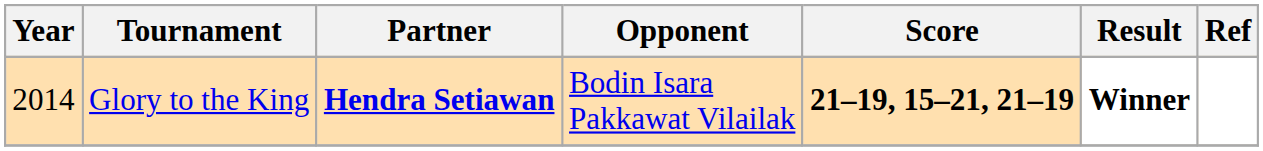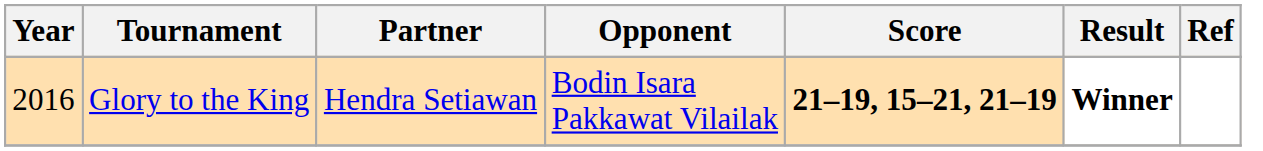(43, 100) 2014 -> (43, 100) 2016
(439, 100) bold -> (430, 100) normal
